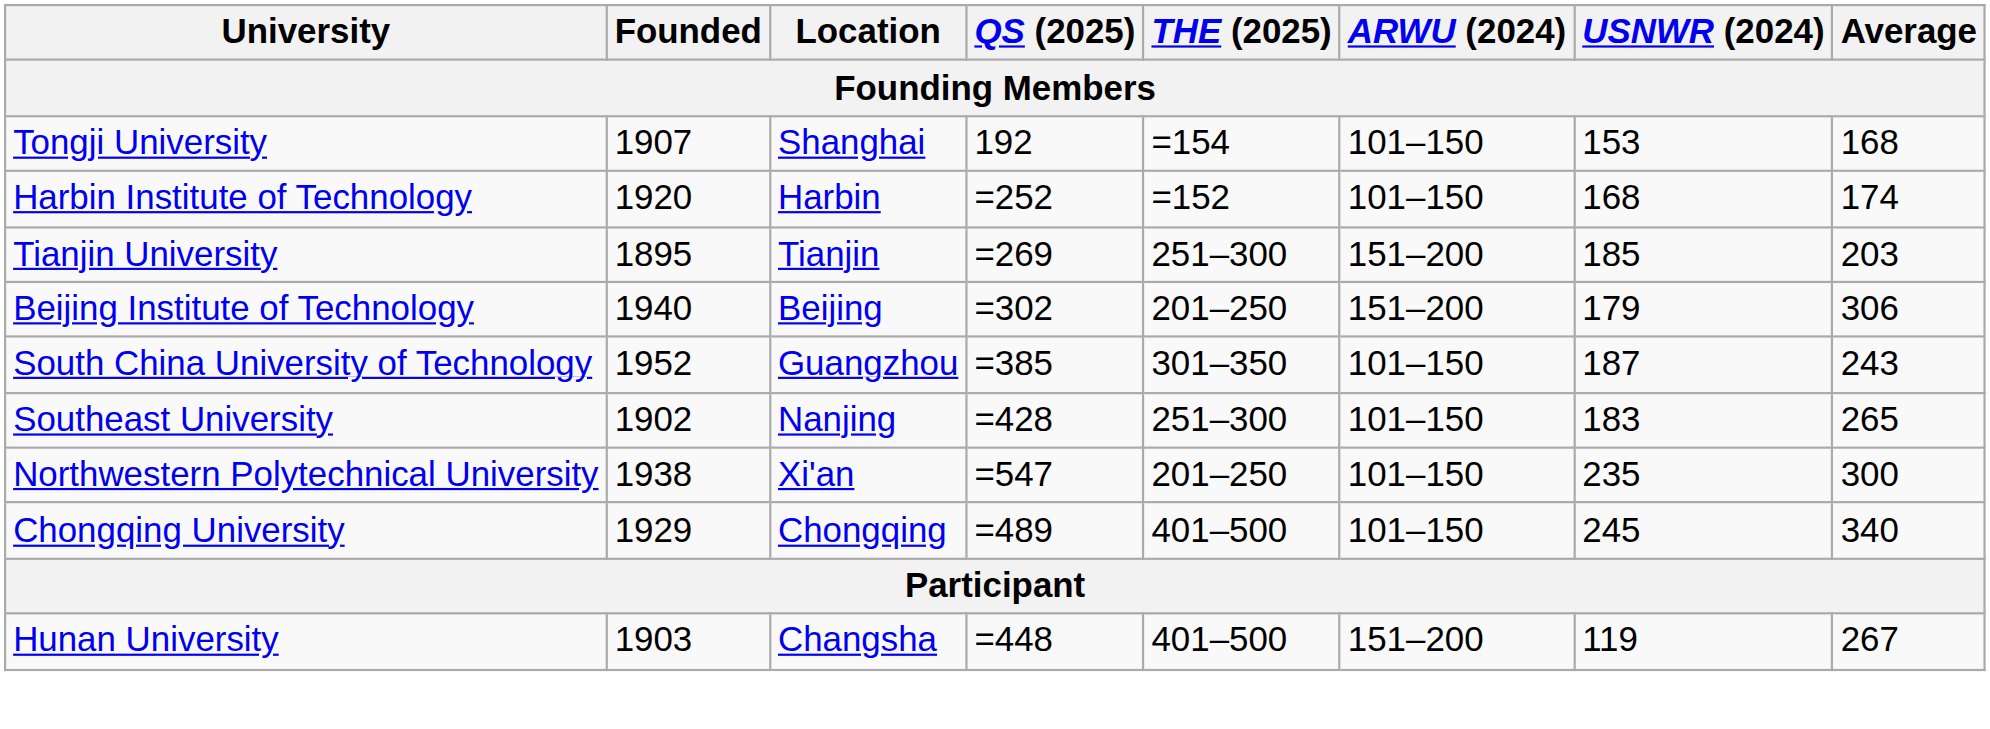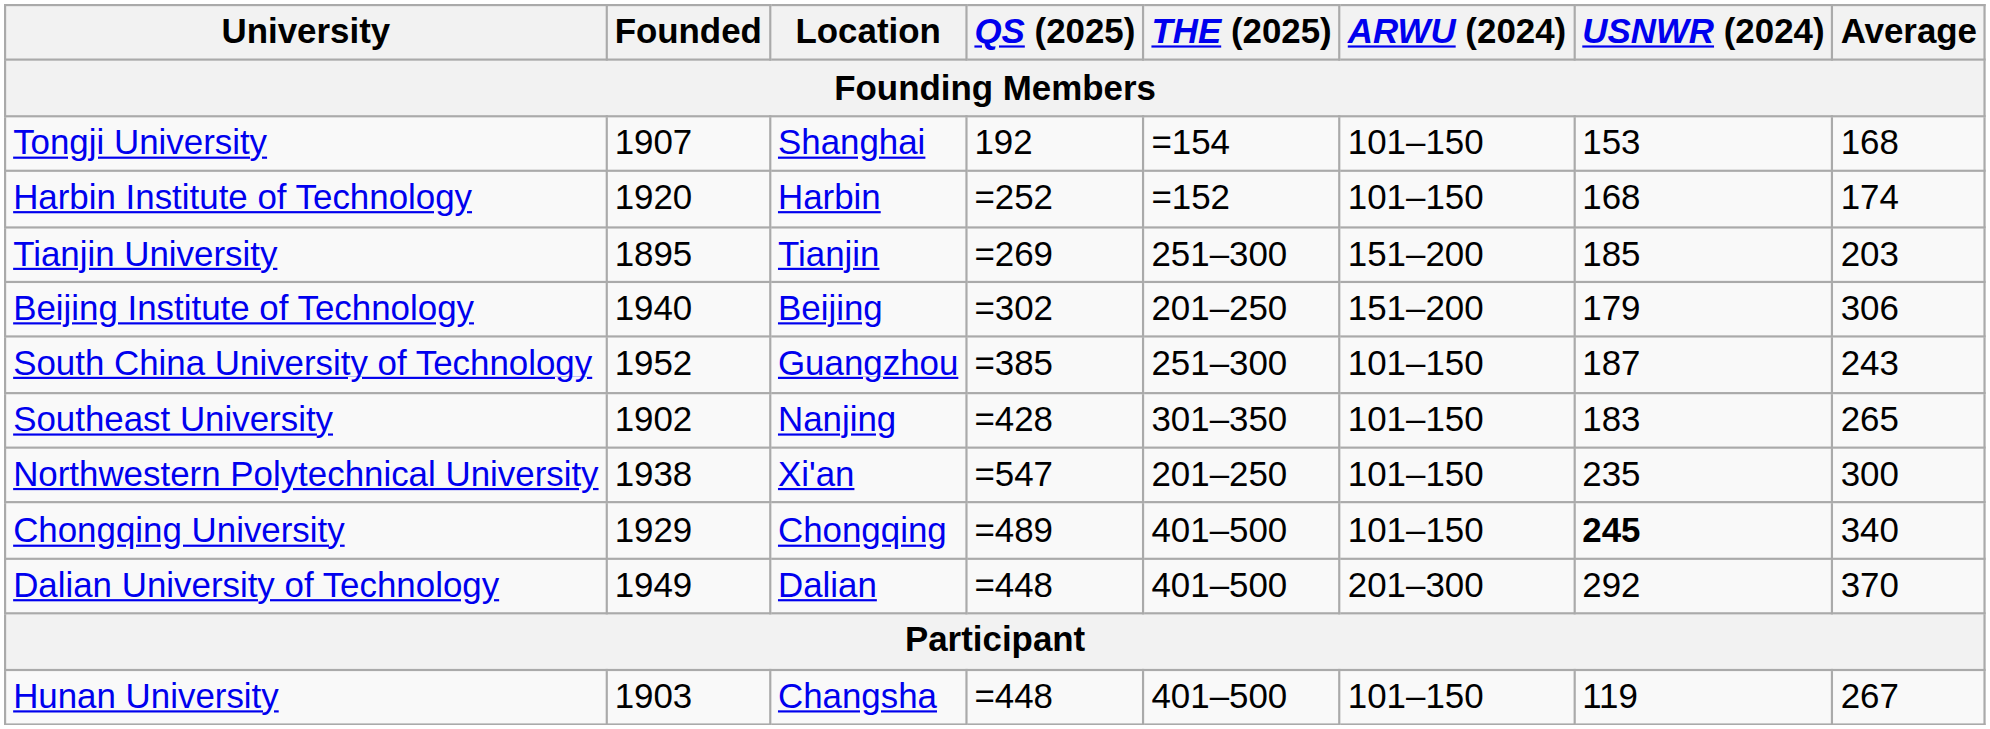(1219, 364) 301–350 -> (1219, 364) 251–300
(1219, 419) 251–300 -> (1219, 419) 301–350
(1611, 530) normal -> (1611, 530) bold
+ row: (256, 585)
(1416, 640) 151–200 -> (1416, 695) 101–150
